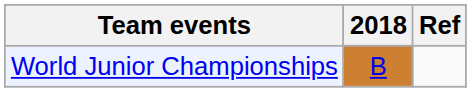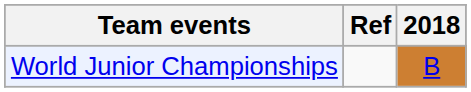columns swapped: (378, 26) <-> (440, 26)
